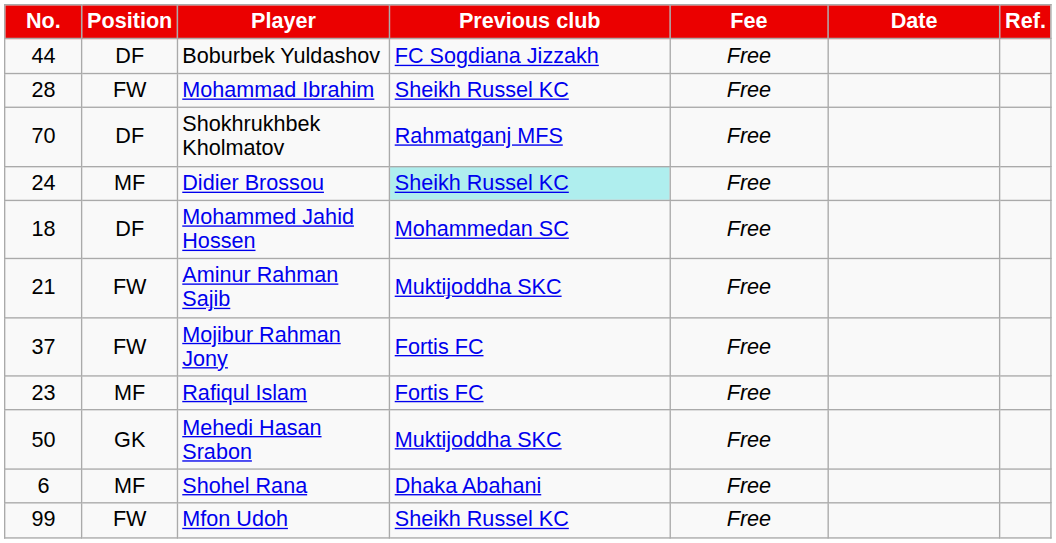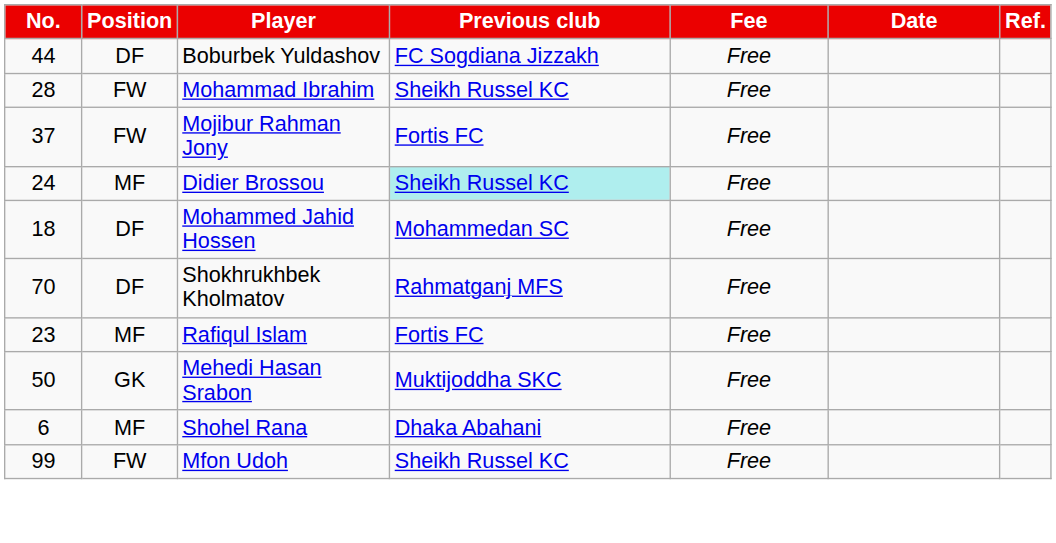rows swapped: (251, 136) <-> (262, 346)
- row: (260, 287)
